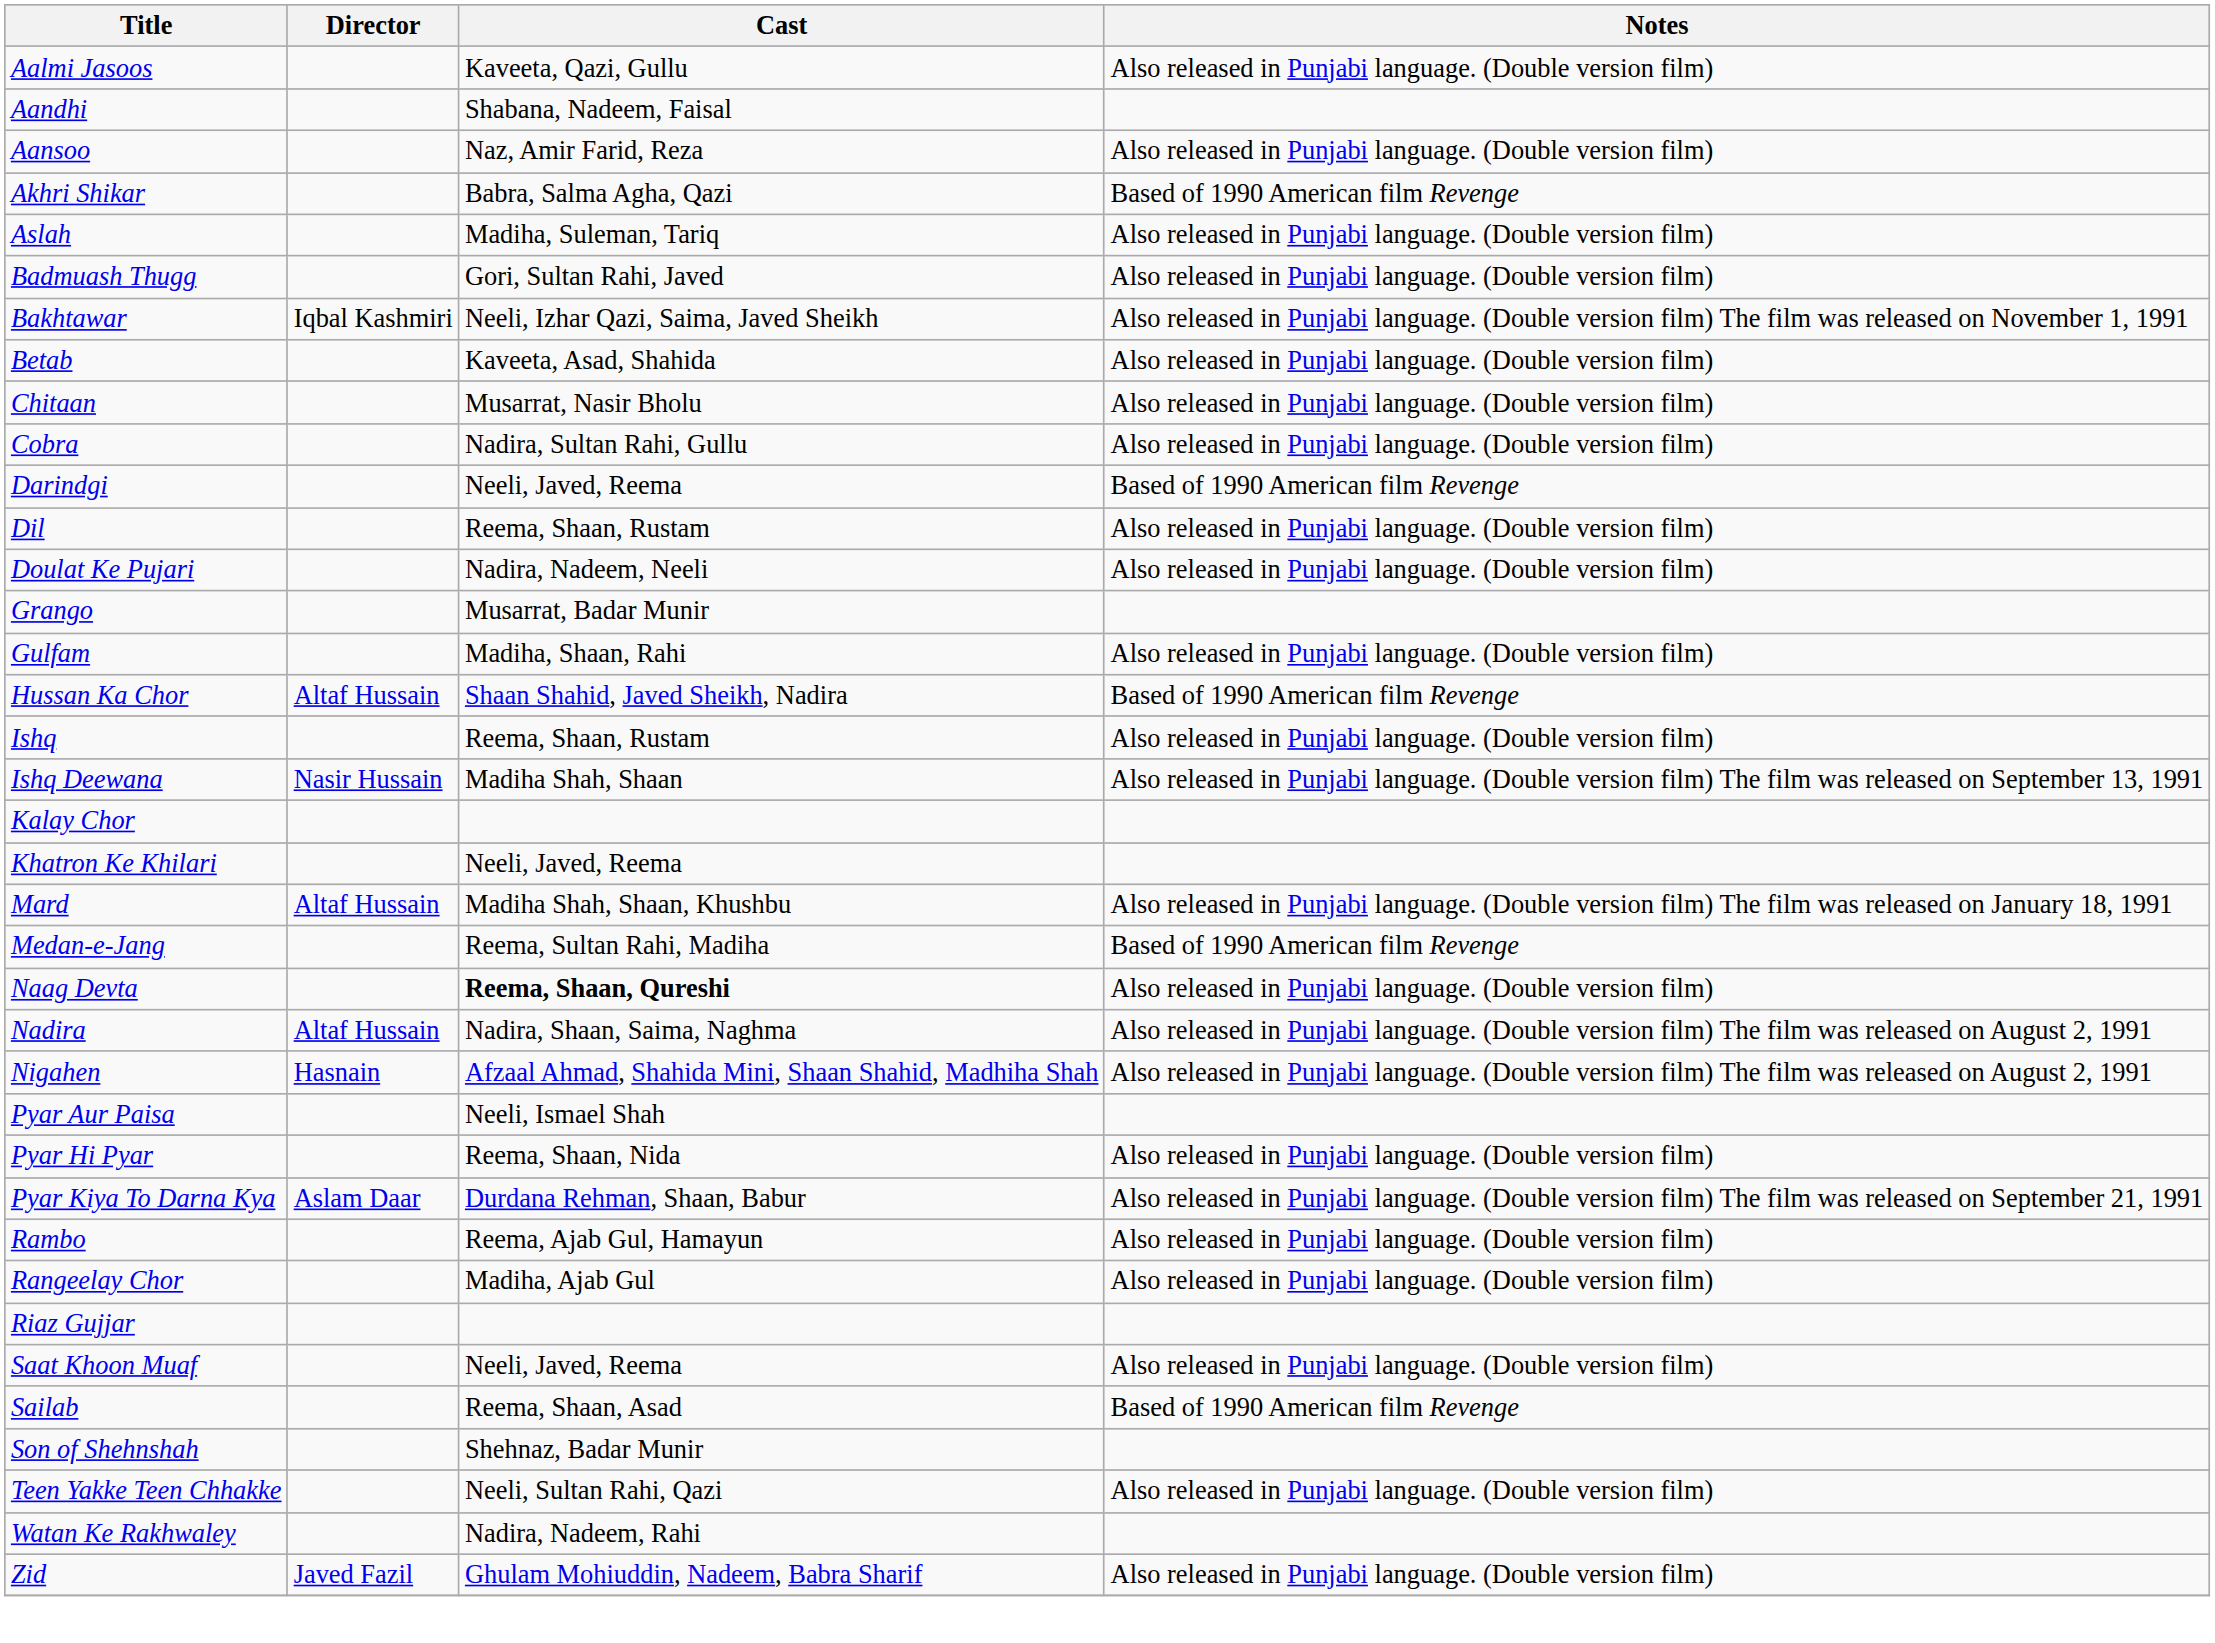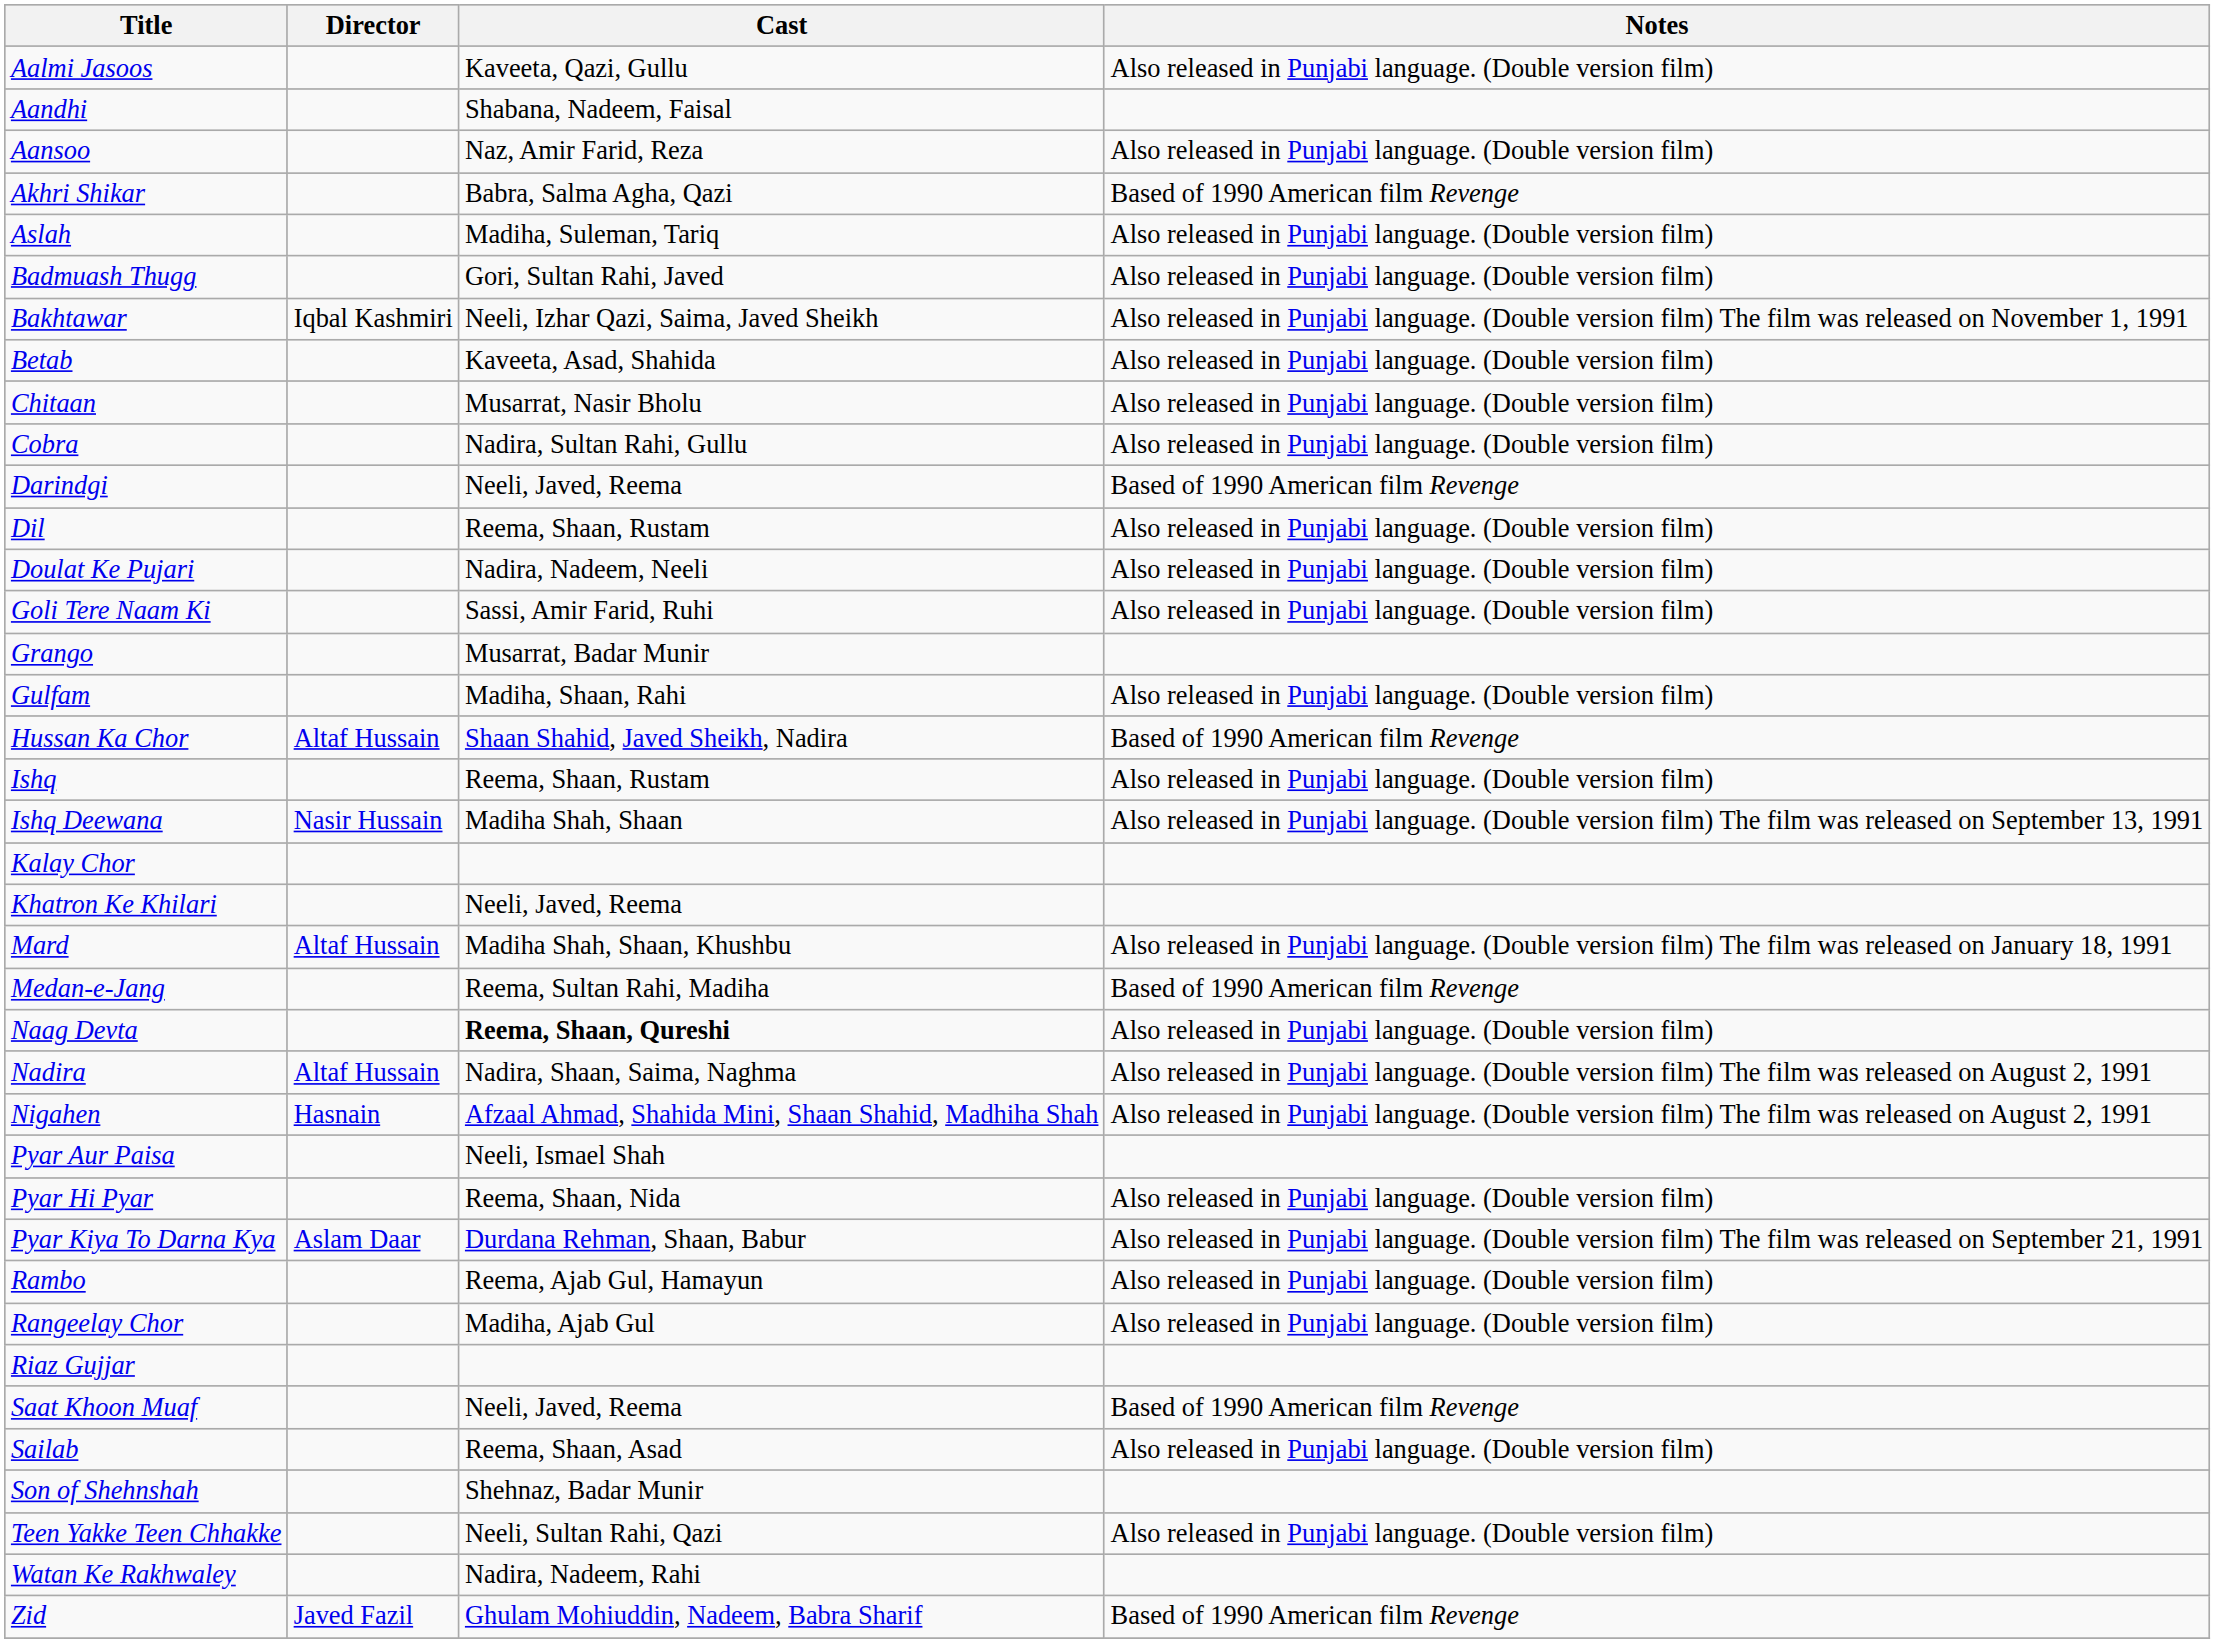+ row: (111, 611)
(1412, 1365) Also released in Punjabi language. (Double version film) -> (1315, 1407) Based of 1990 American film Revenge
(1315, 1407) Based of 1990 American film Revenge -> (1412, 1448) Also released in Punjabi language. (Double version film)
(1412, 1574) Also released in Punjabi language. (Double version film) -> (1315, 1616) Based of 1990 American film Revenge
